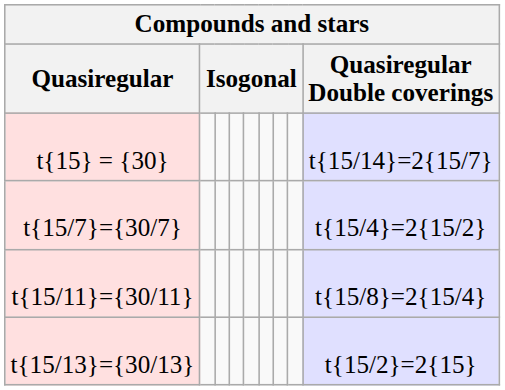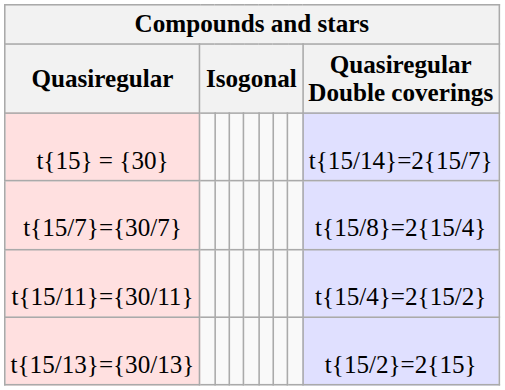(401, 228) t{15/4}=2{15/2} -> (401, 228) t{15/8}=2{15/4}
(401, 296) t{15/8}=2{15/4} -> (401, 296) t{15/4}=2{15/2}
